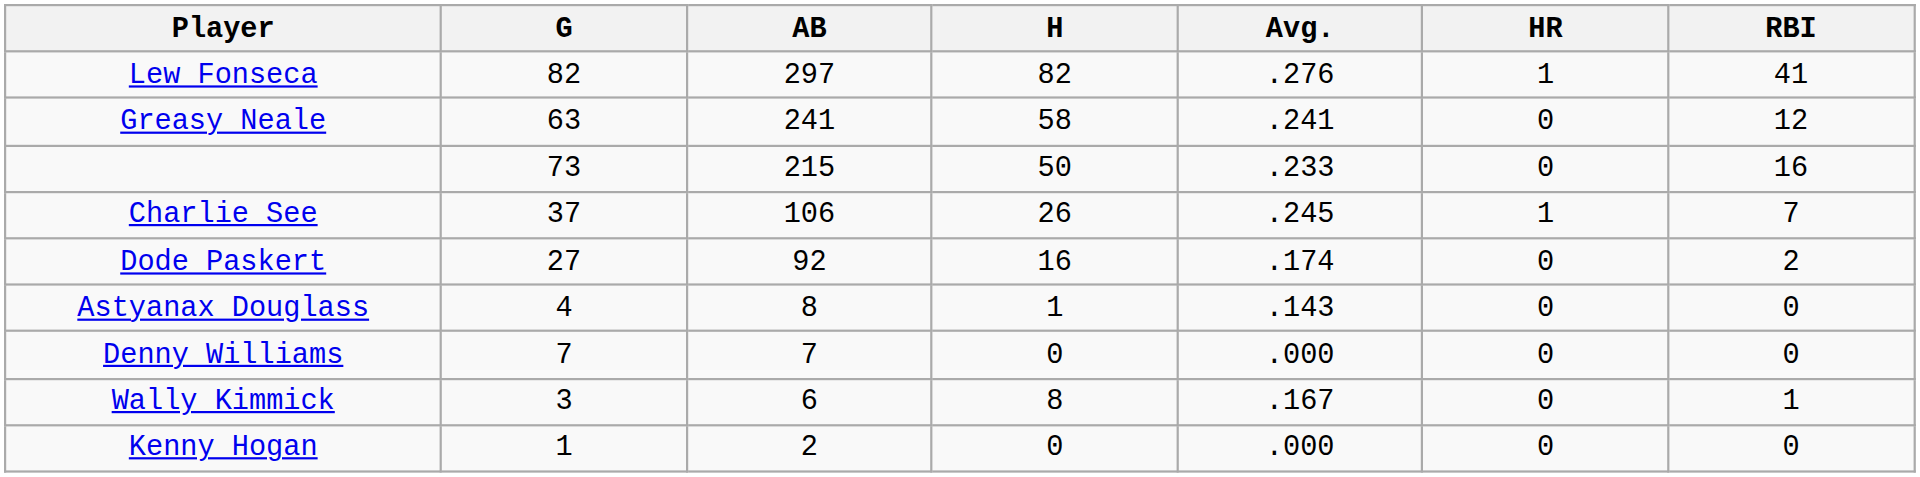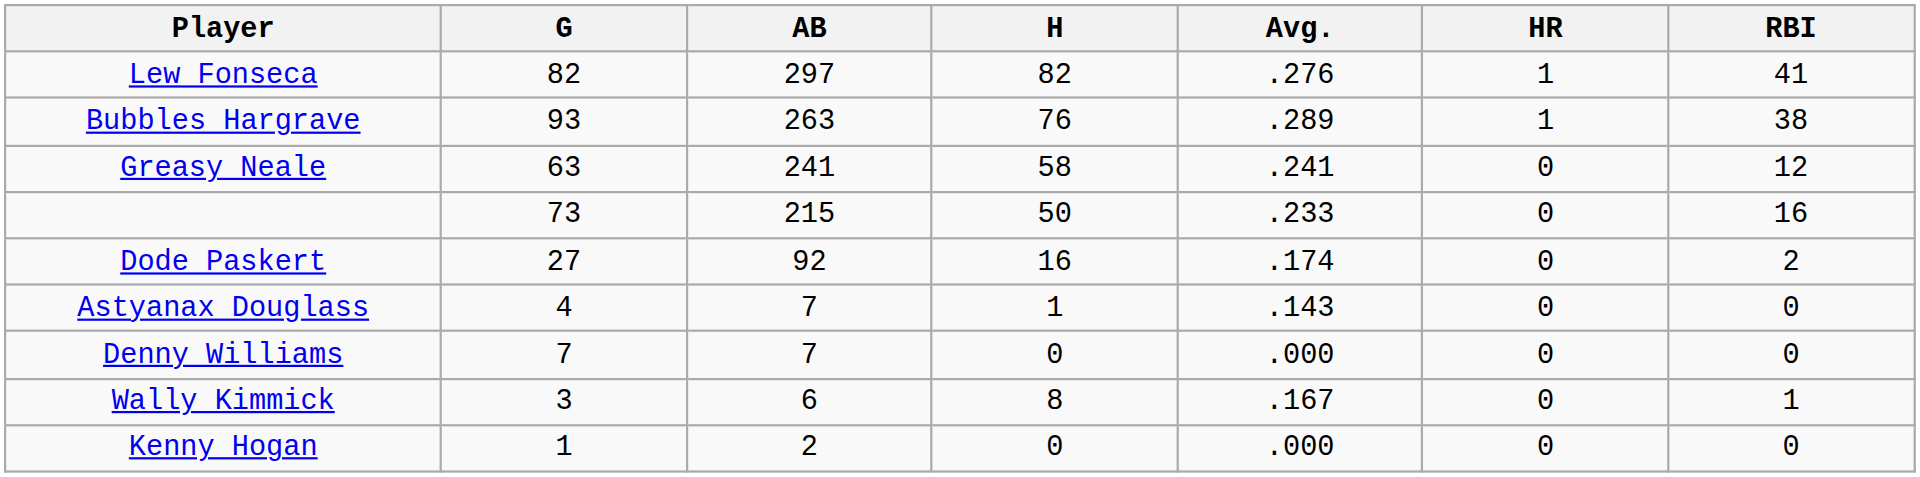+ row: (223, 122)
- row: (223, 215)
(809, 308) 8 -> (809, 308) 7
